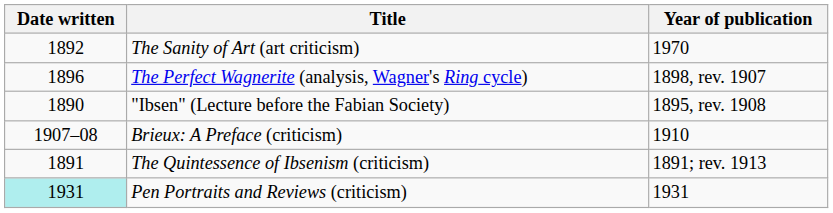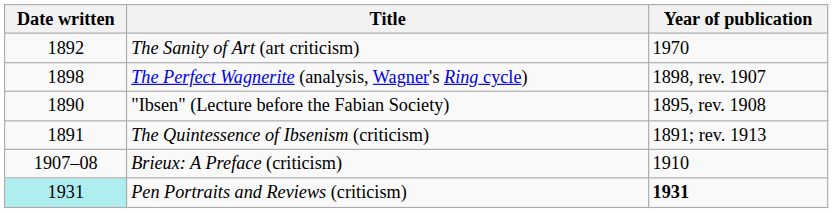(66, 76) 1896 -> (66, 76) 1898
rows swapped: (280, 163) <-> (237, 134)
(671, 192) normal -> (671, 192) bold
